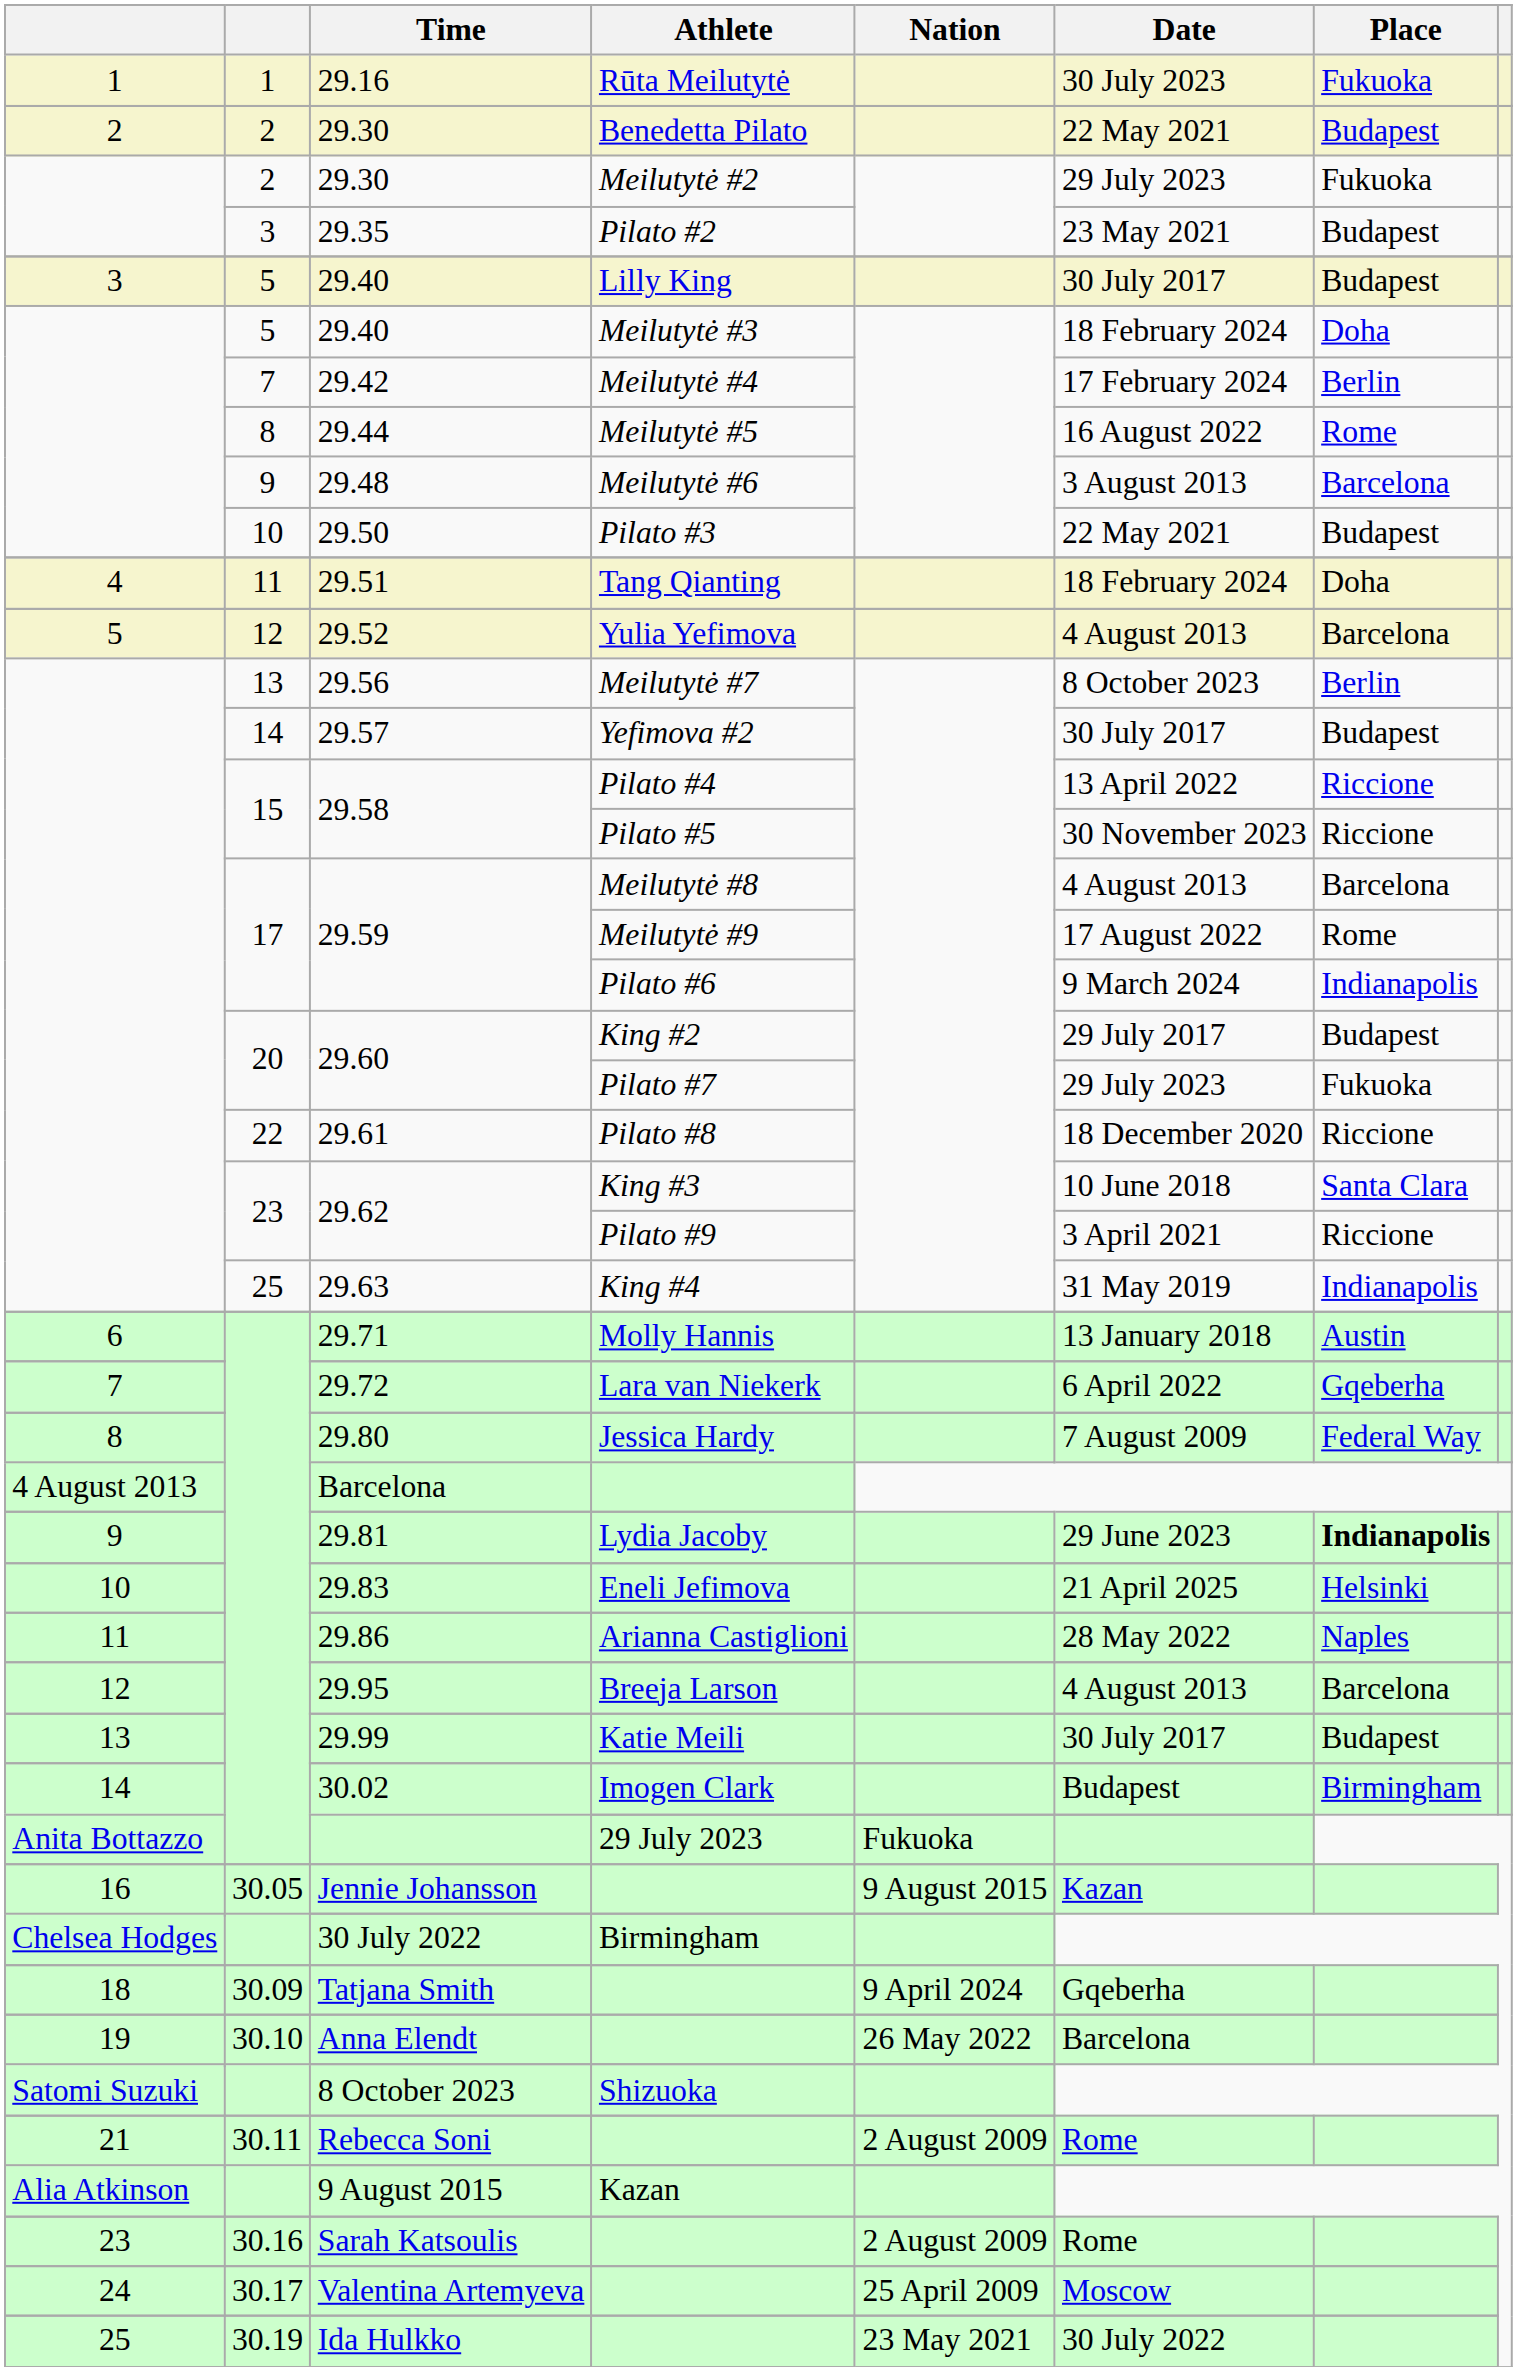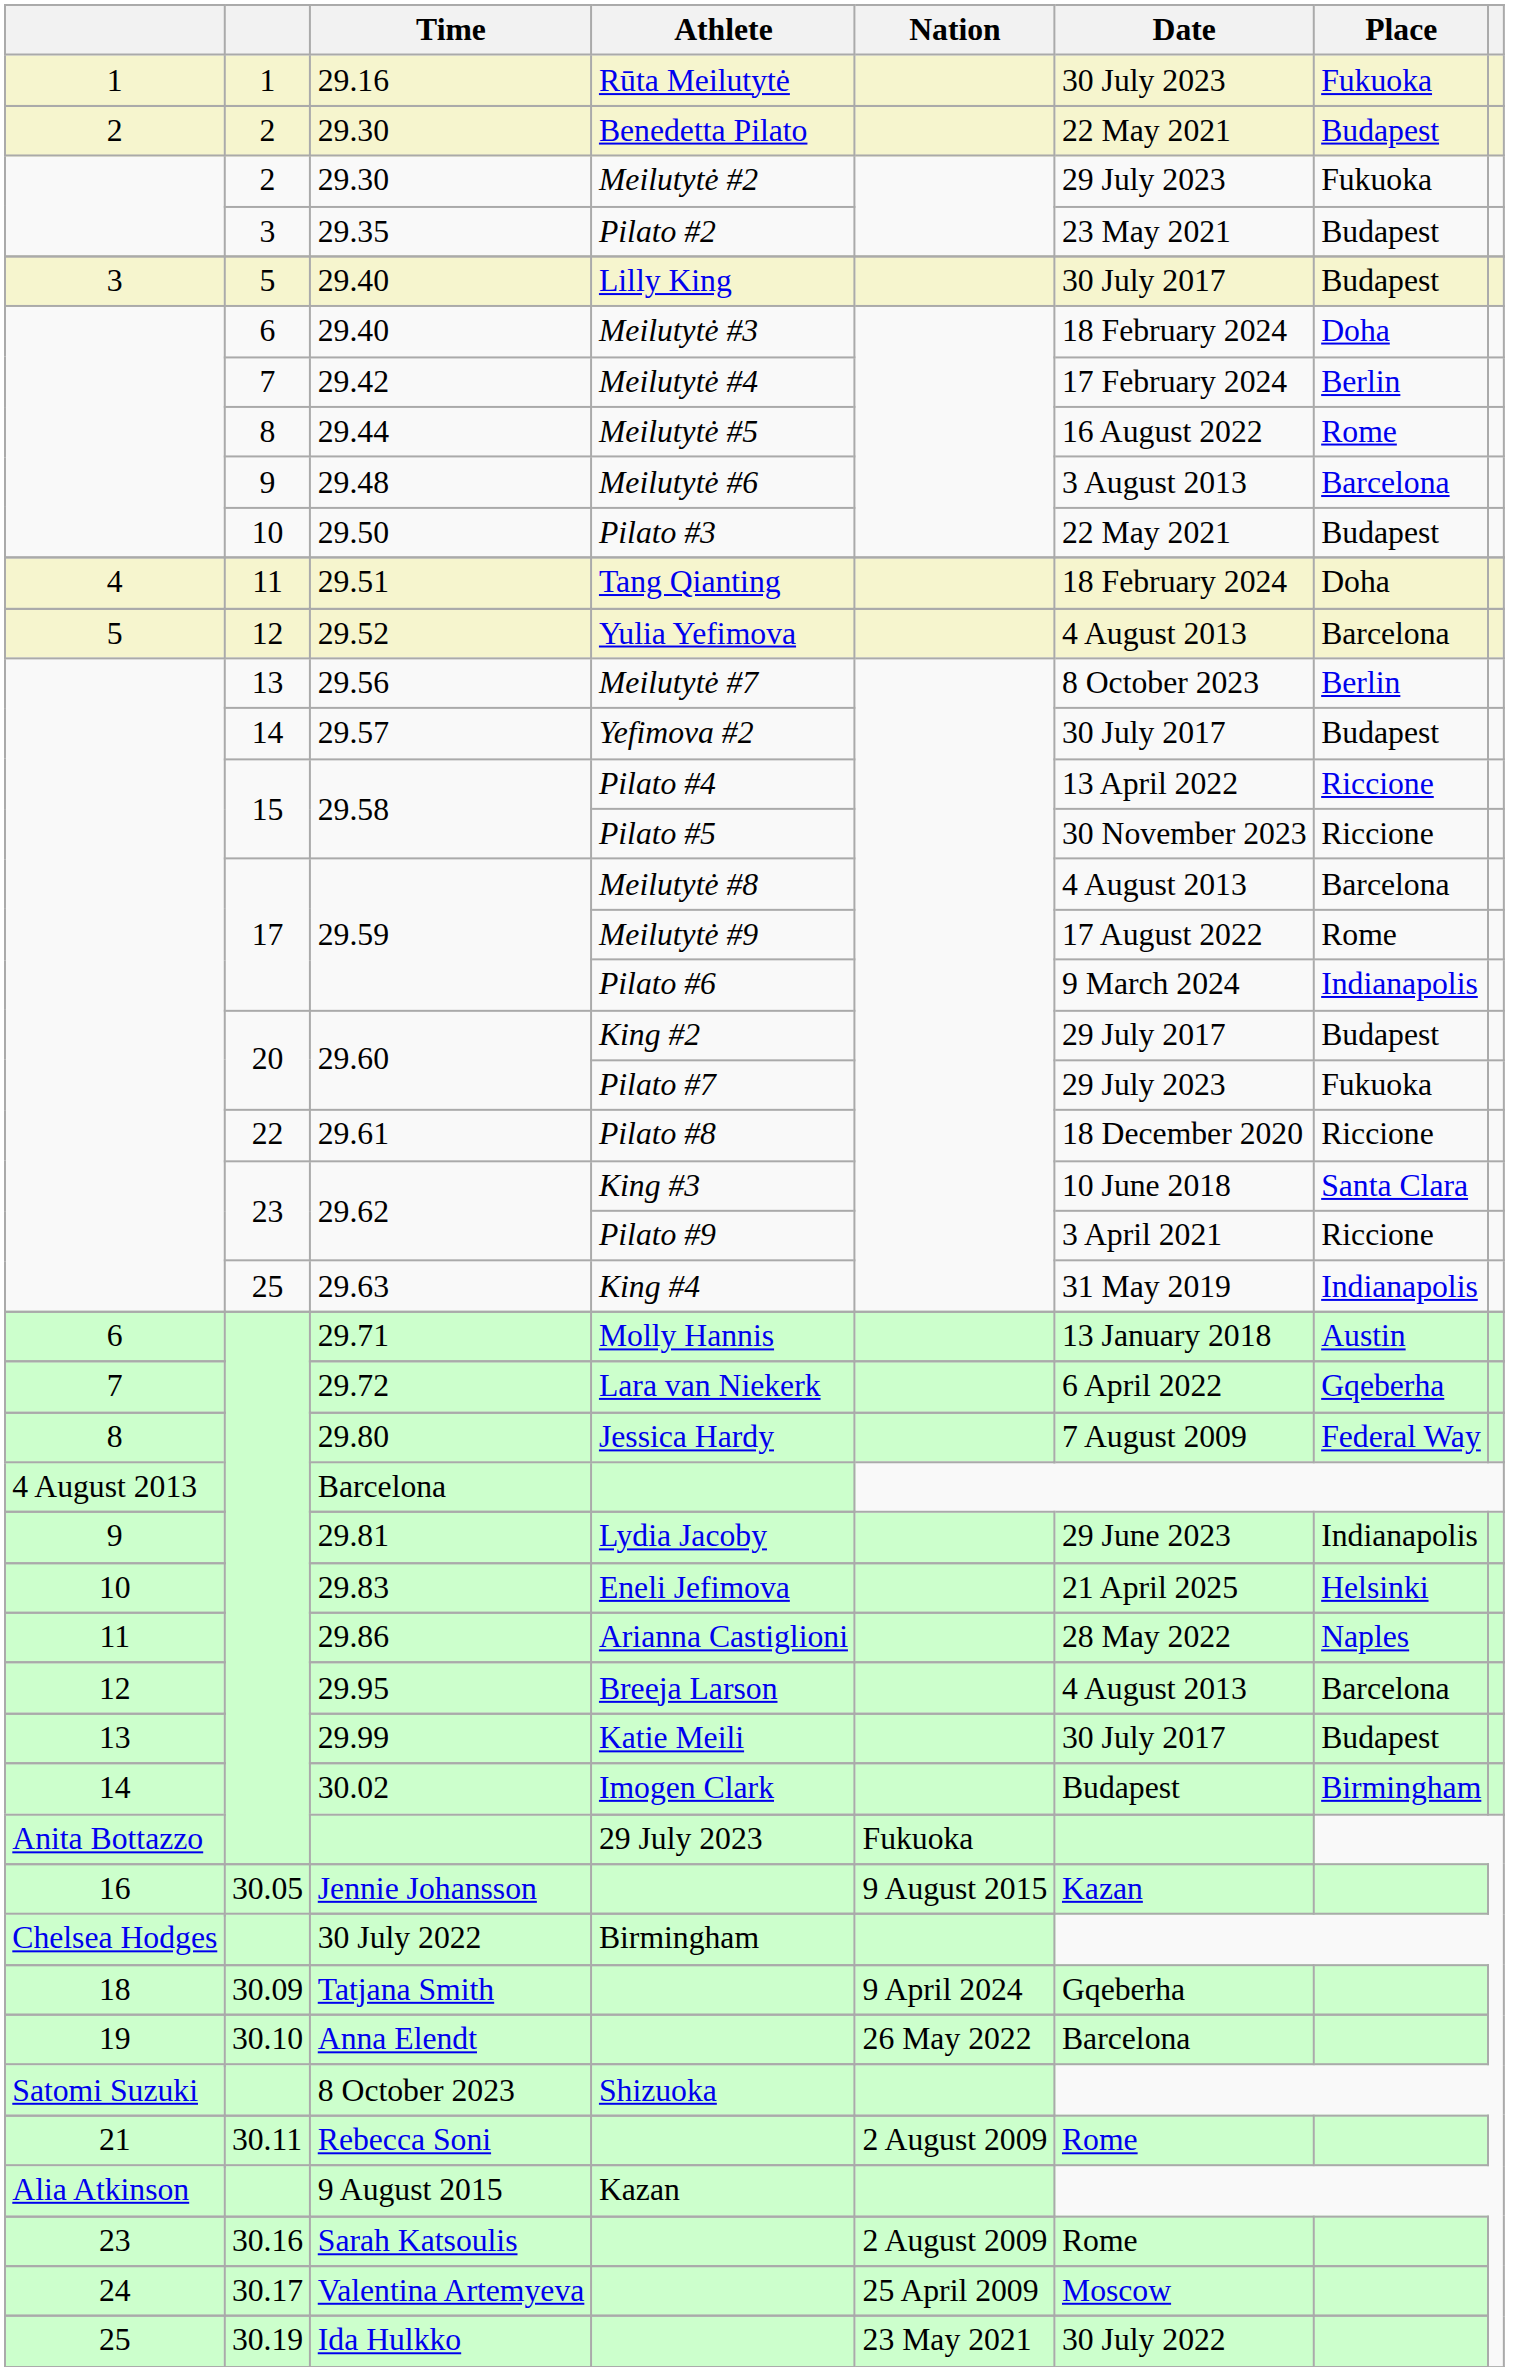(268, 331) 5 -> (268, 331) 6
(1406, 1536) bold -> (1399, 1536) normal
